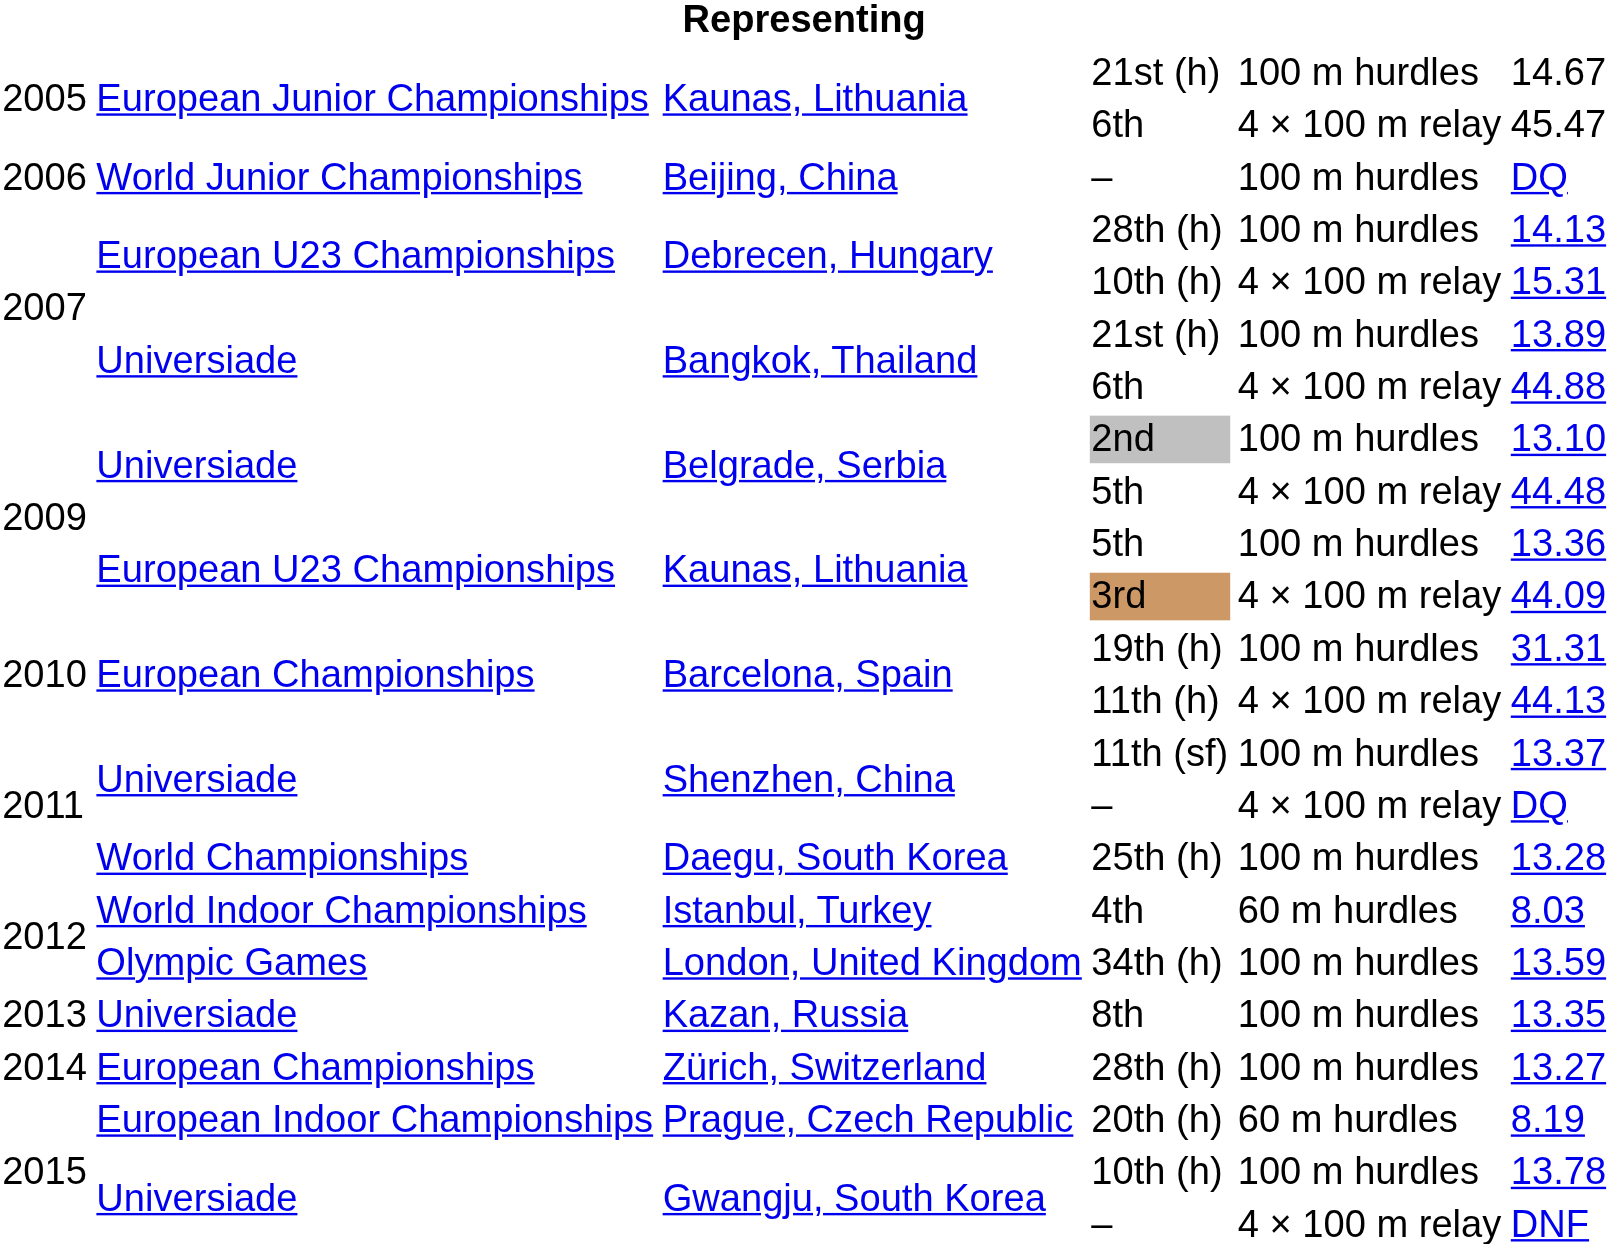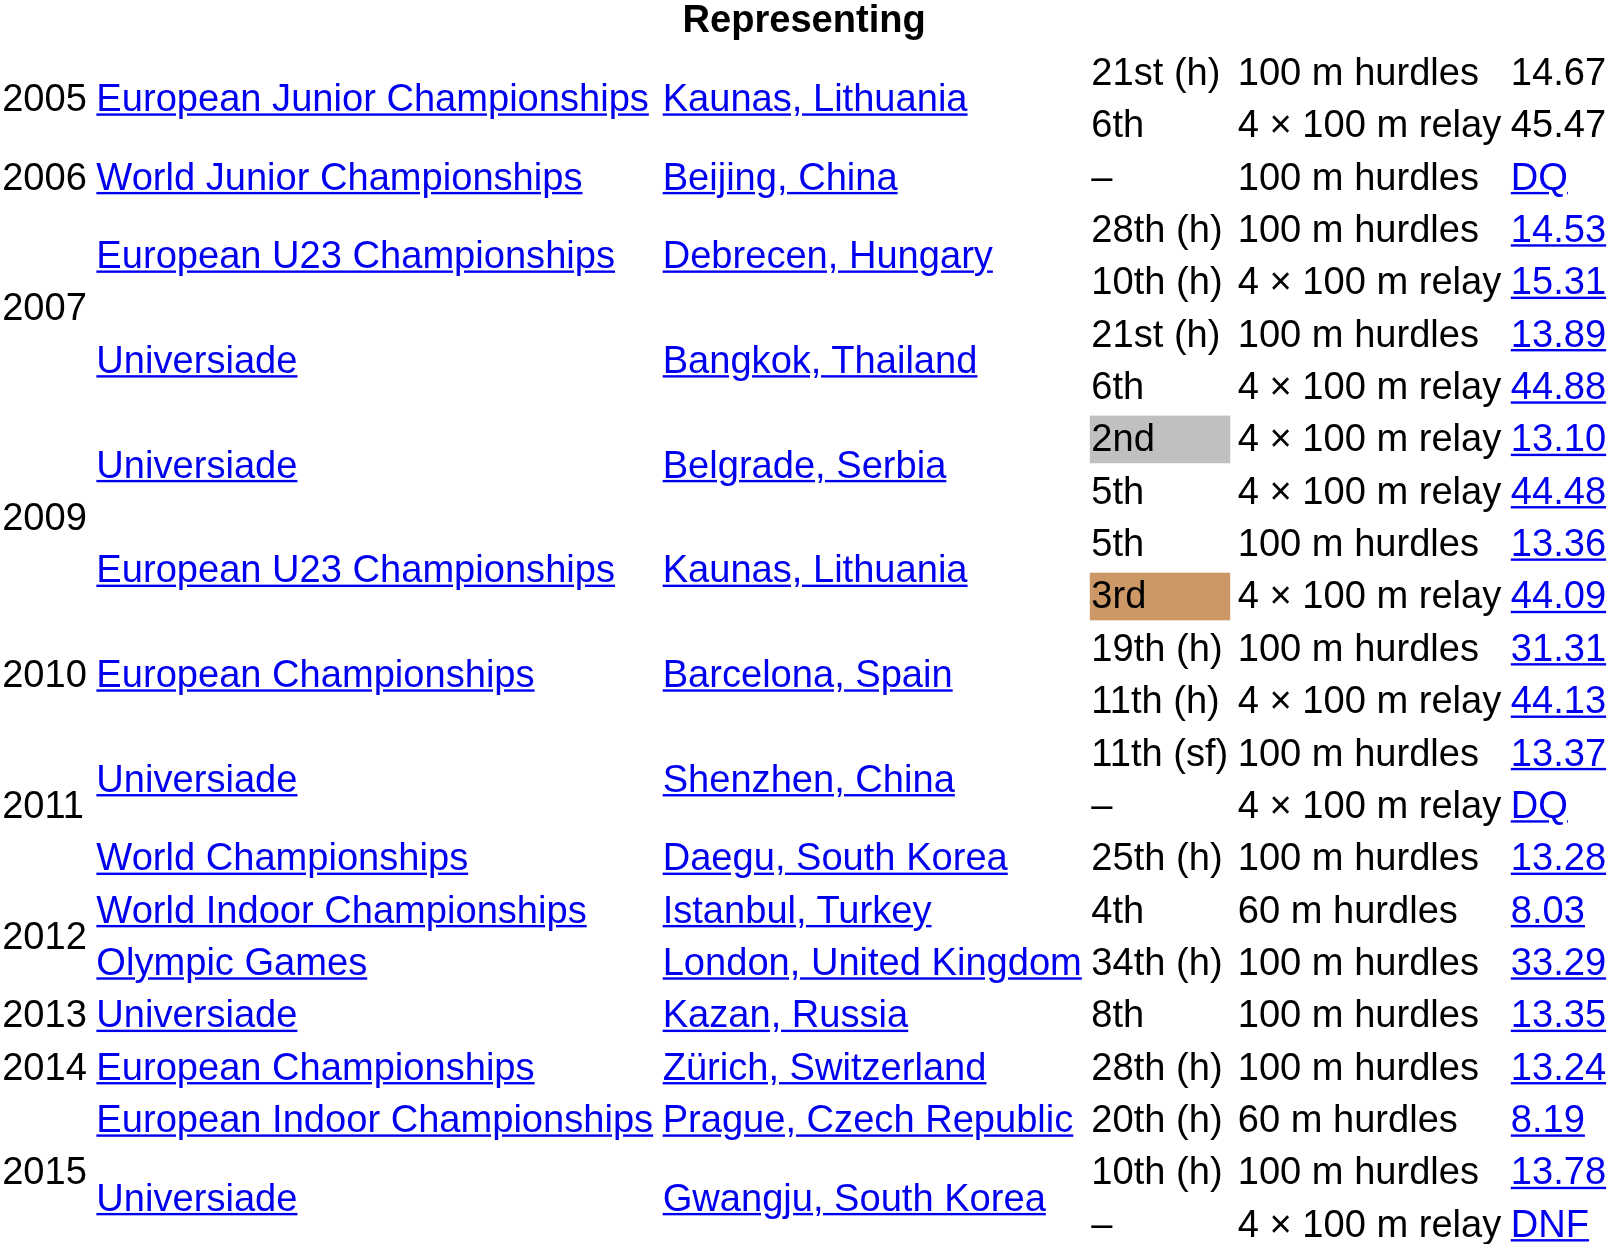(1558, 229) 14.13 -> (1558, 229) 14.53
(1358, 438) 100 m hurdles -> (1370, 438) 4 × 100 m relay
(1558, 962) 13.59 -> (1558, 962) 33.29
(1558, 1067) 13.27 -> (1558, 1067) 13.24
